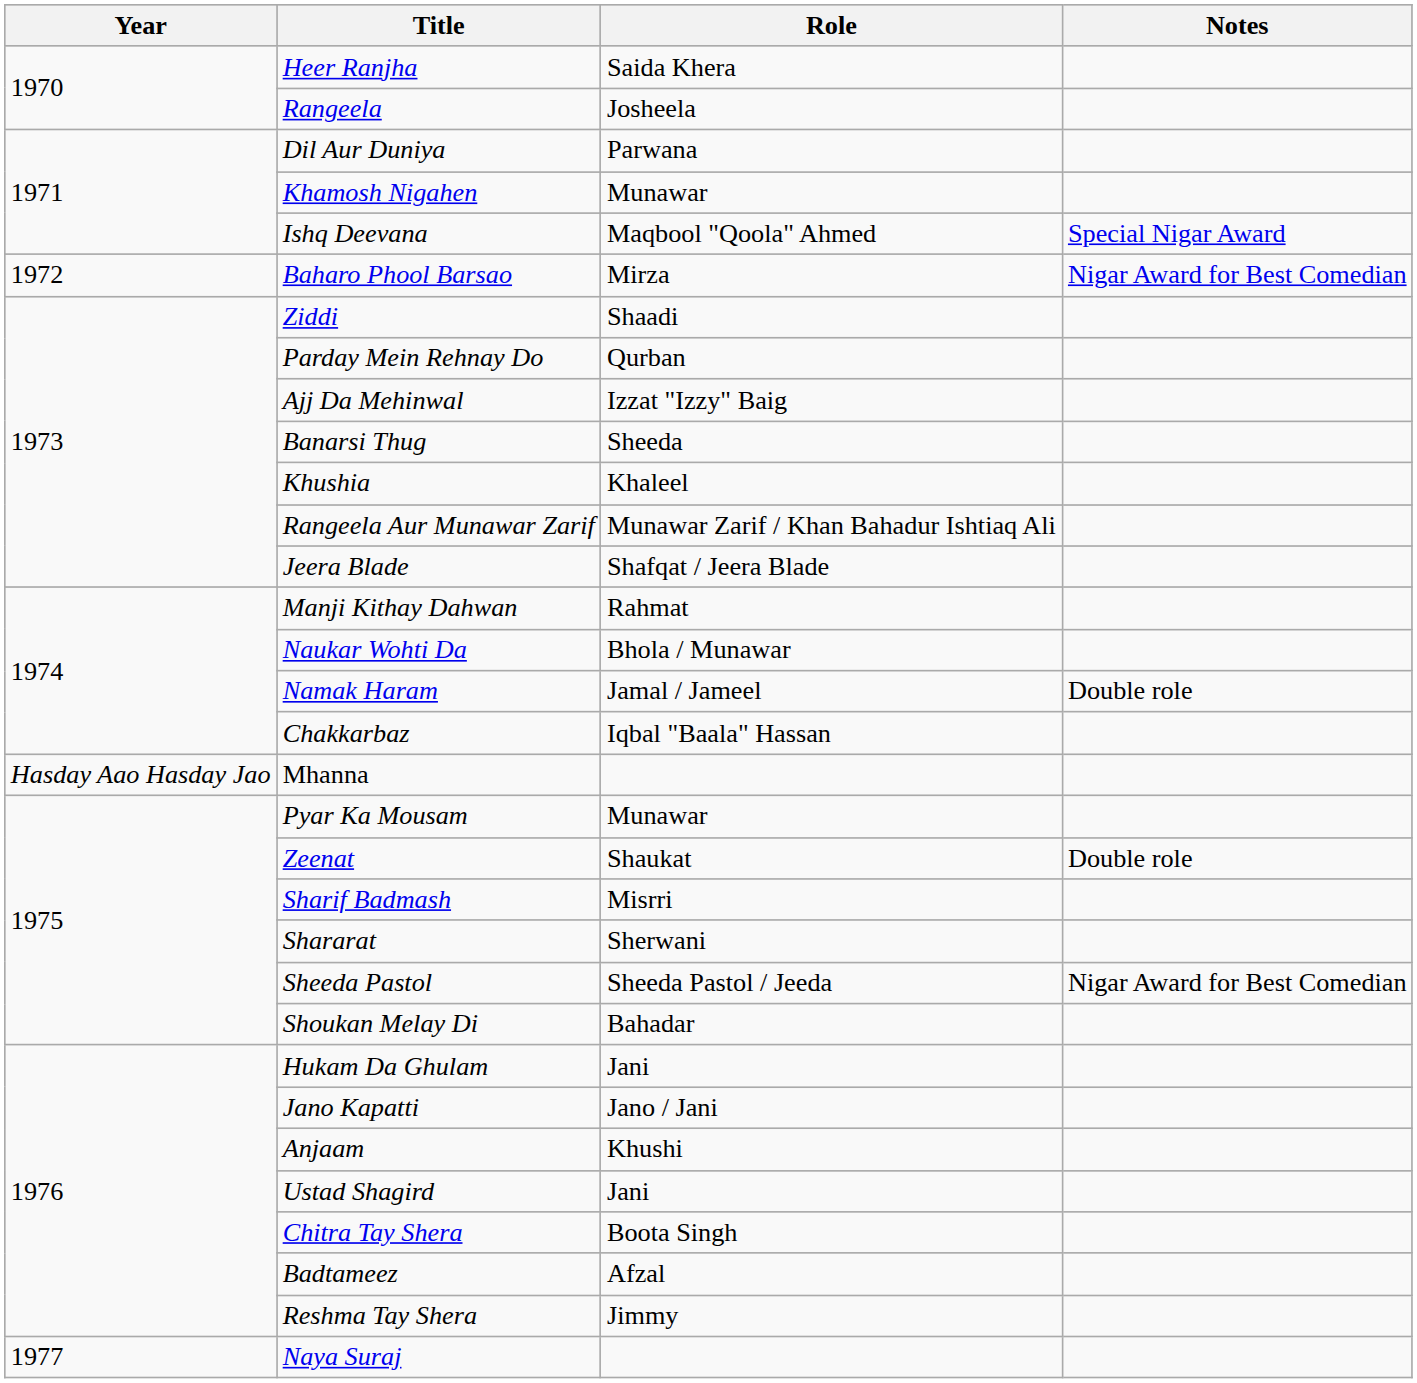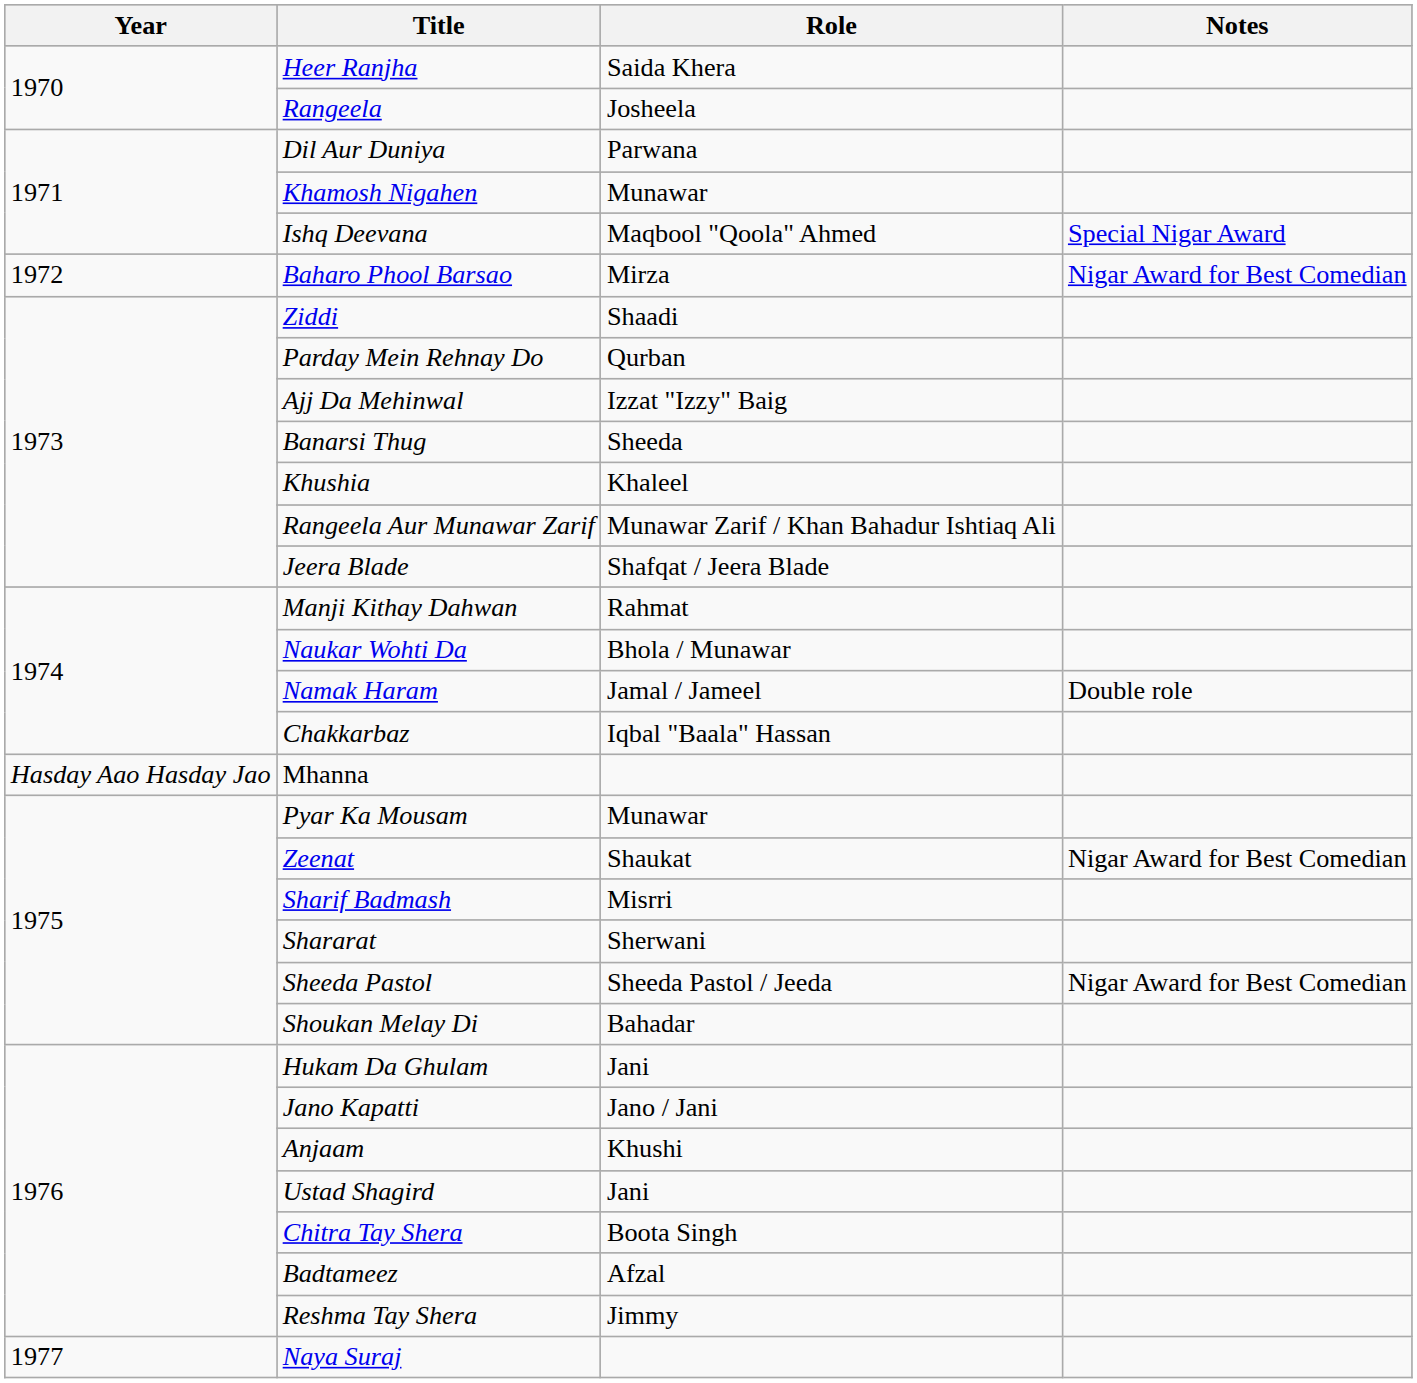(1130, 857) Double role -> (1237, 857) Nigar Award for Best Comedian
